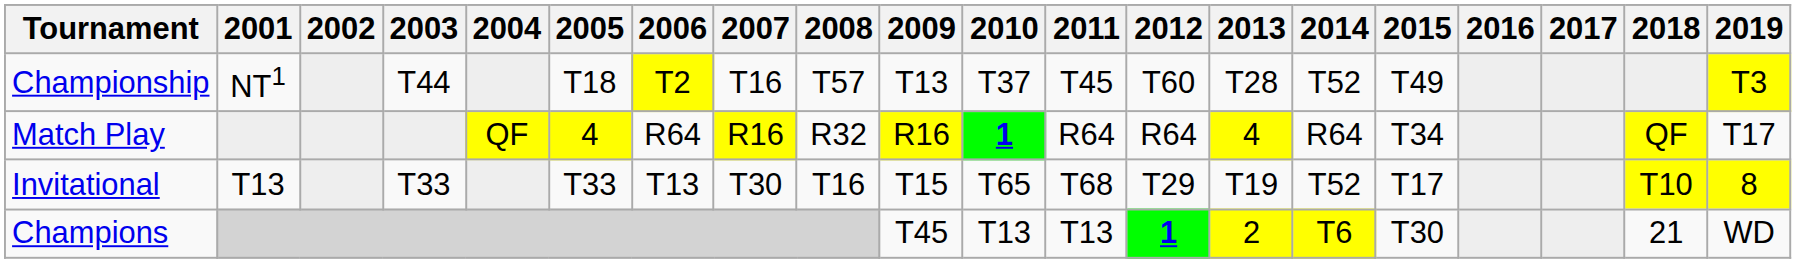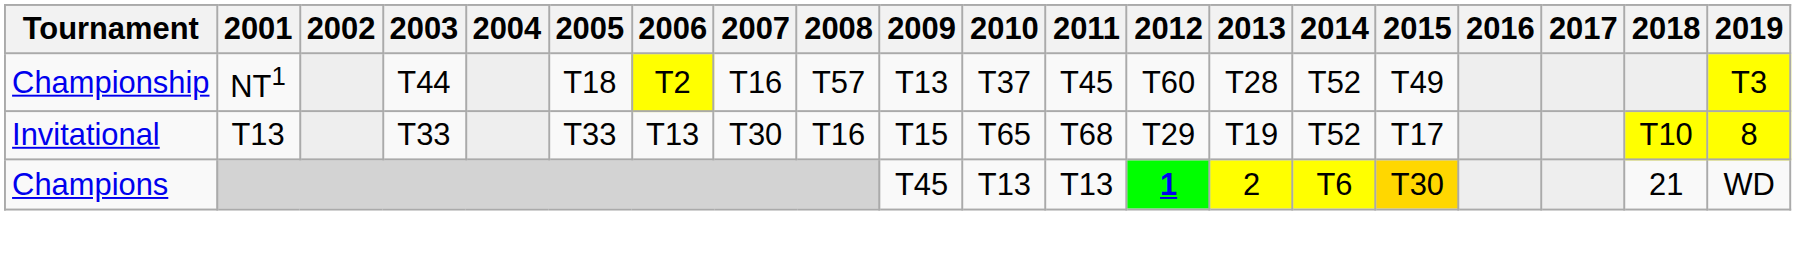- row: (88, 135)
(1417, 233) no background -> (1417, 184) gold background
